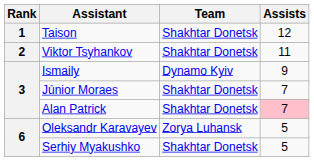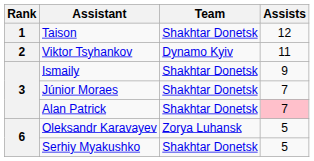(210, 52) Shakhtar Donetsk -> (198, 52) Dynamo Kyiv
(198, 71) Dynamo Kyiv -> (210, 71) Shakhtar Donetsk
